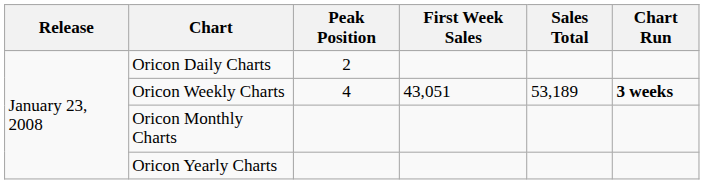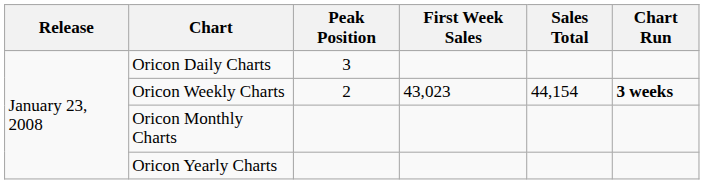(346, 64) 2 -> (346, 64) 3
(346, 91) 4 -> (346, 91) 2
(427, 91) 43,051 -> (427, 91) 43,023
(554, 91) 53,189 -> (554, 91) 44,154
